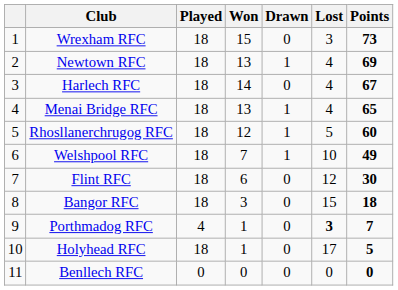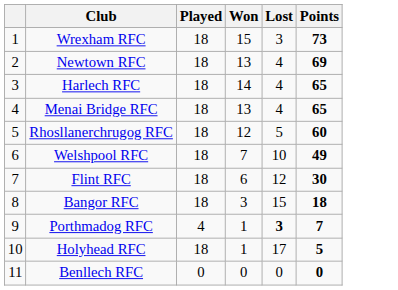- column: (287, 16)
(370, 86) 67 -> (319, 86) 65
